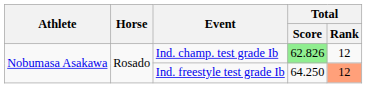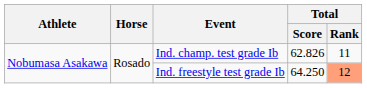(307, 53) lightgreen background -> (307, 53) no background
(344, 53) 12 -> (344, 53) 11
